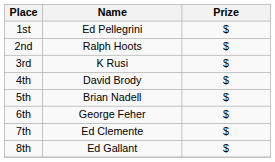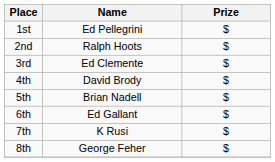(112, 64) K Rusi -> (112, 64) Ed Clemente
(112, 115) George Feher -> (112, 115) Ed Gallant
(112, 132) Ed Clemente -> (112, 132) K Rusi
(112, 149) Ed Gallant -> (112, 149) George Feher
